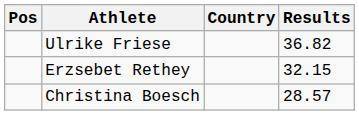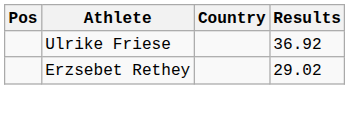(307, 44) 36.82 -> (298, 44) 36.92
(307, 70) 32.15 -> (298, 70) 29.02
- row: (123, 97)
